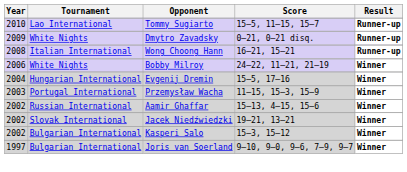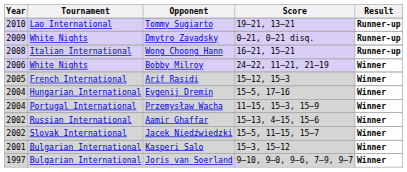(278, 24) 15–5, 11–15, 15–7 -> (266, 24) 19–21, 13–21
+ row: (172, 79)
(16, 92) 2003 -> (16, 106) 2004
(266, 119) 19–21, 13–21 -> (278, 133) 15–5, 11–15, 15–7
(16, 133) 2002 -> (16, 146) 2001
